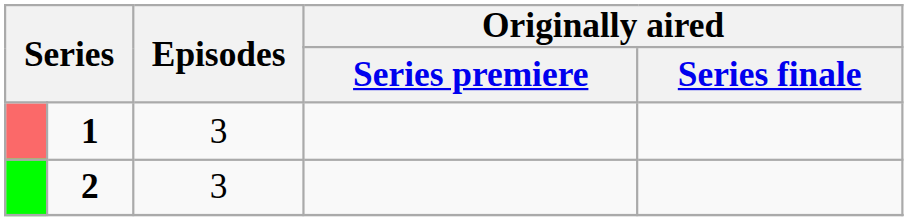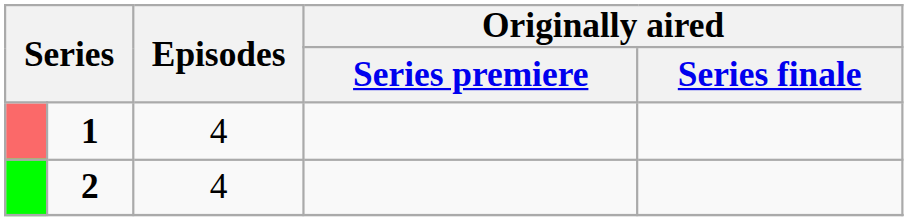(219, 130) 3 -> (219, 130) 4
(219, 186) 3 -> (219, 186) 4
